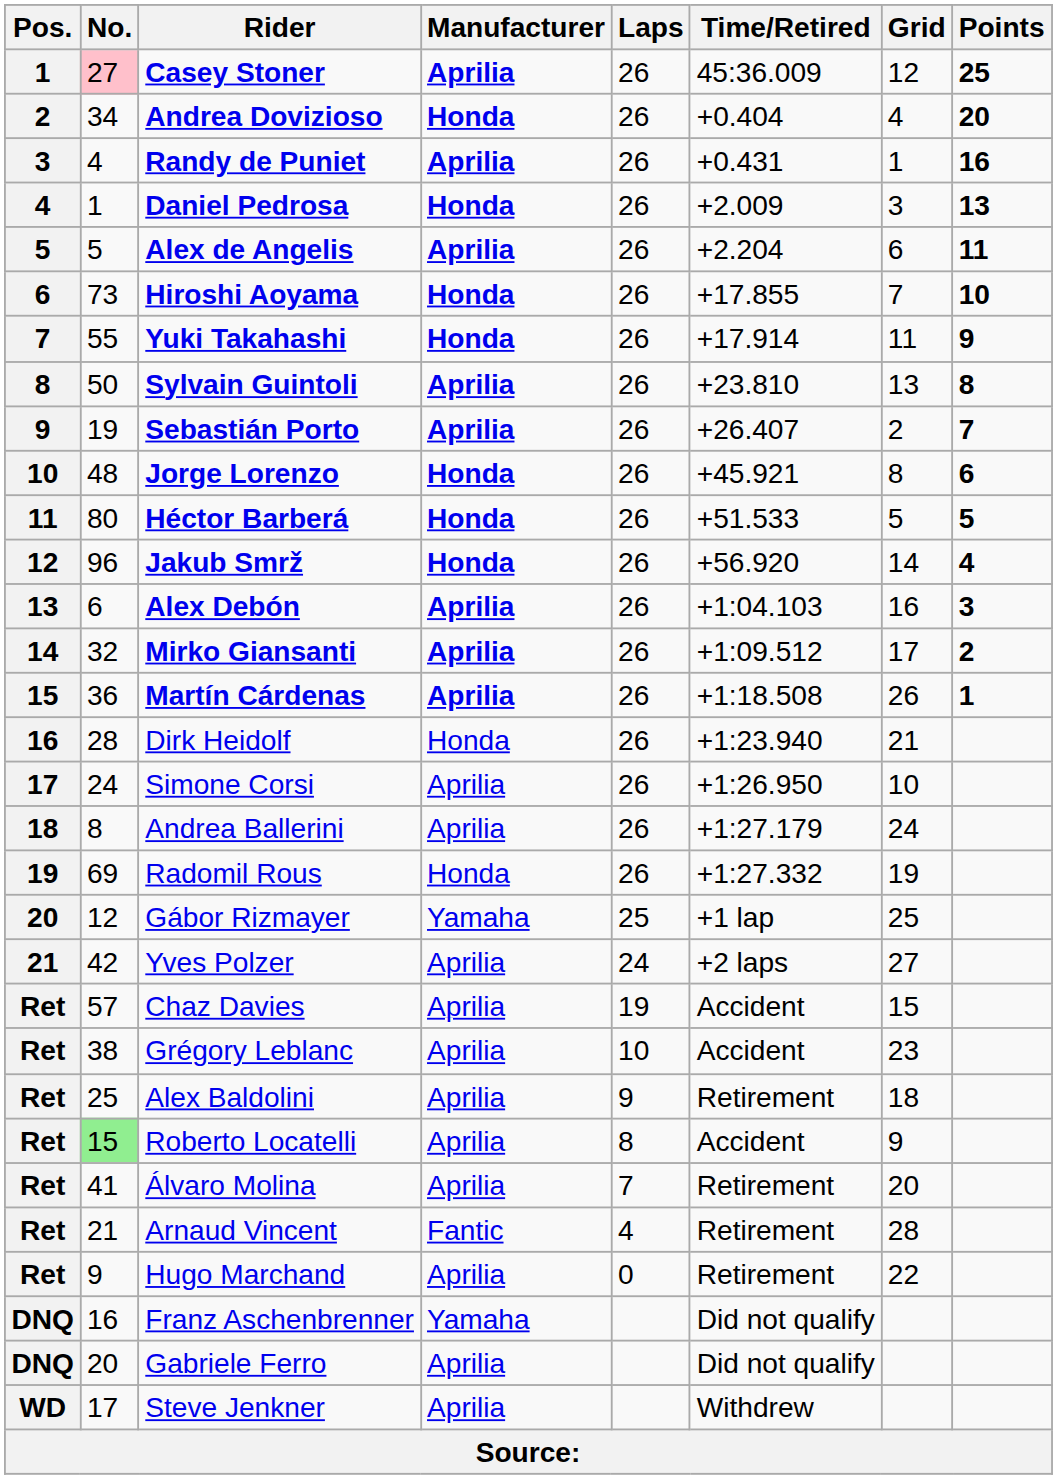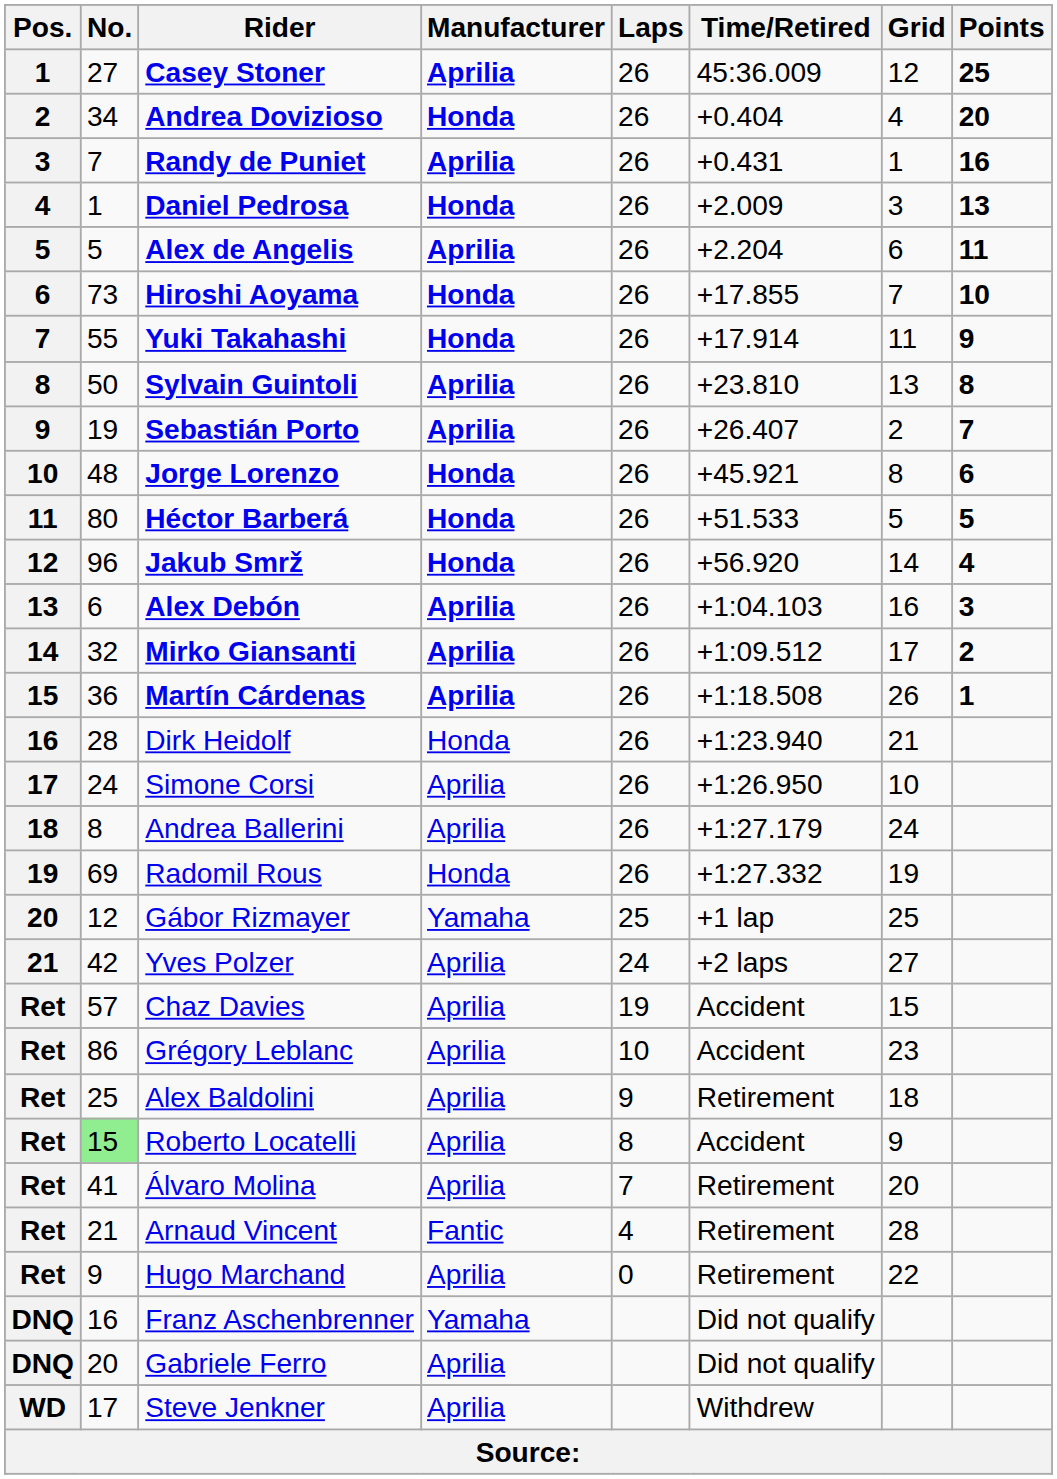(103, 72) pink background -> (103, 72) no background
(95, 161) 4 -> (95, 161) 7
(103, 1051) 38 -> (103, 1051) 86
